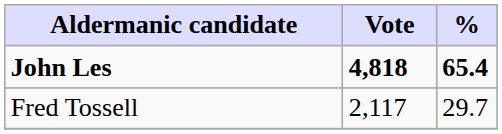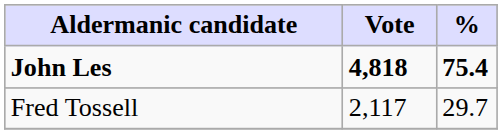(465, 66) 65.4 -> (465, 66) 75.4
